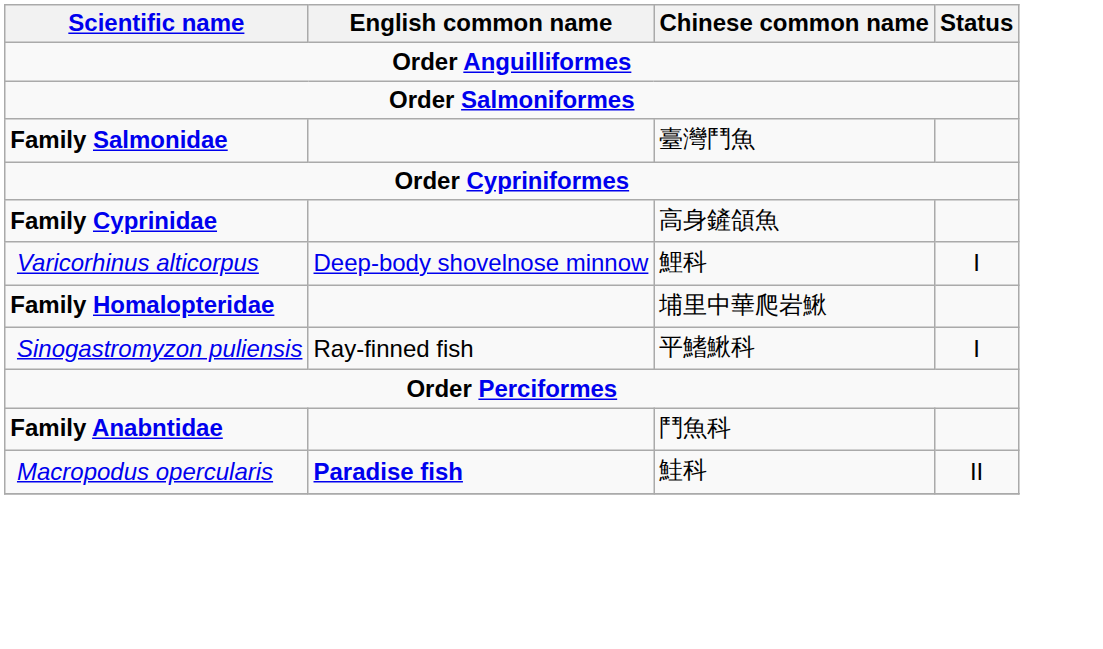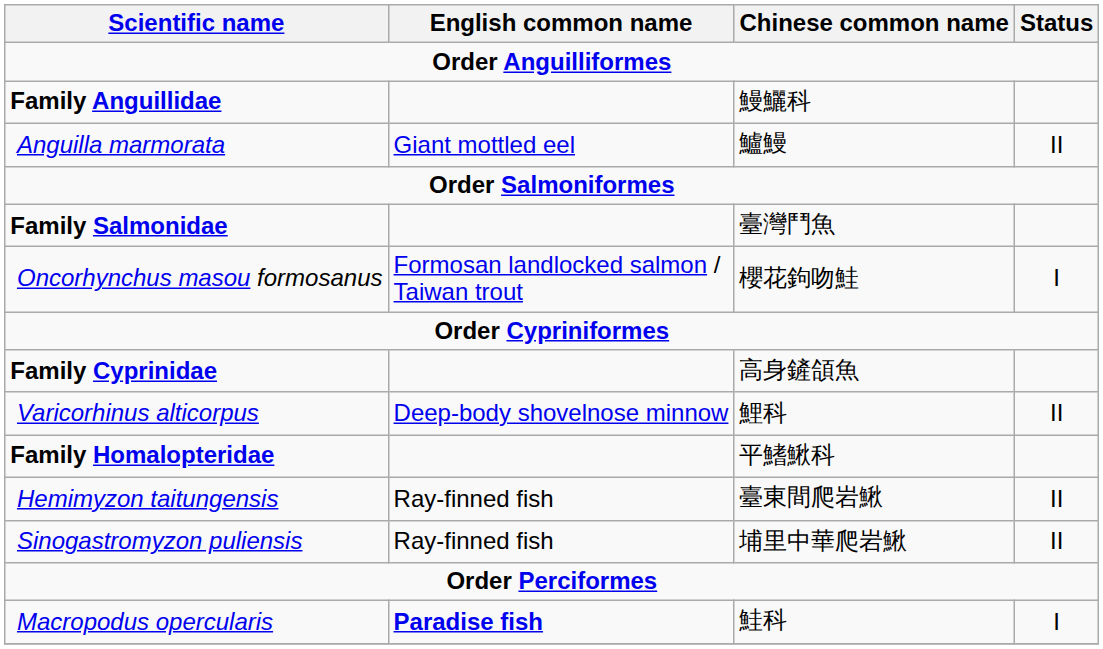+ row: (116, 101)
+ row: (118, 144)
+ row: (196, 278)
(977, 263) I -> (1057, 413) II
(743, 304) 埔里中華爬岩鰍 -> (787, 455) 平鰭鰍科
+ row: (144, 498)
(707, 347) 平鰭鰍科 -> (823, 540) 埔里中華爬岩鰍
(977, 348) I -> (1057, 541) II
- row: (117, 428)
(977, 471) II -> (1057, 621) I
